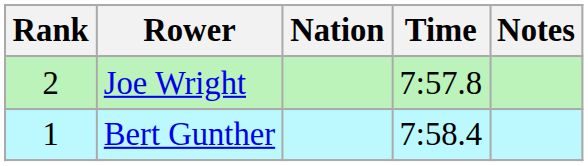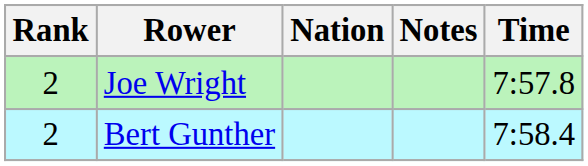columns swapped: (441, 30) <-> (536, 30)
(51, 133) 1 -> (51, 133) 2
